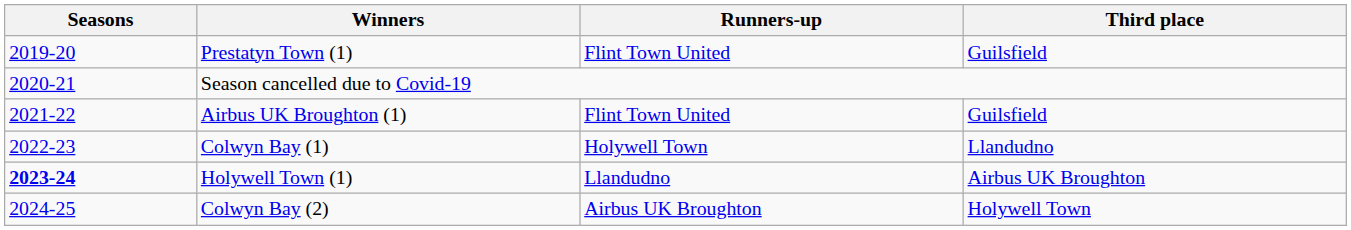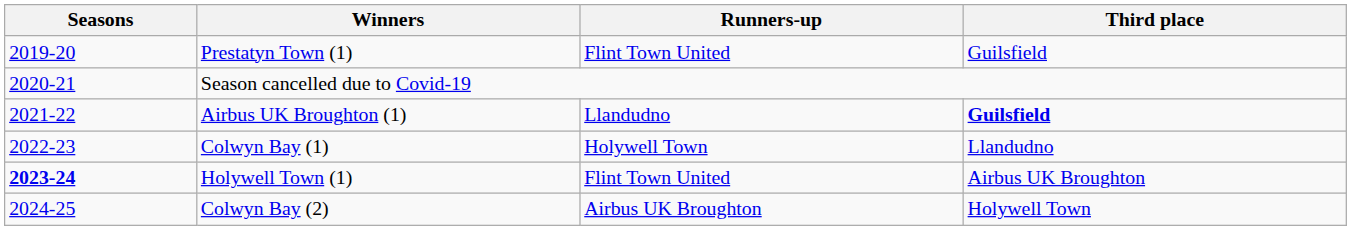(657, 114) Flint Town United -> (627, 114) Llandudno
(1007, 114) normal -> (1009, 114) bold
(627, 177) Llandudno -> (657, 177) Flint Town United
